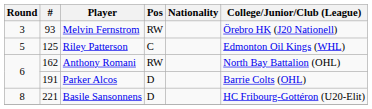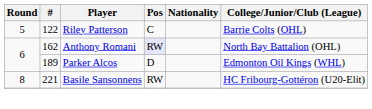- row: (101, 29)
(50, 46) 125 -> (50, 29) 122
(284, 46) Edmonton Oil Kings (WHL) -> (265, 29) Barrie Colts (OHL)
(155, 63) no background -> (155, 46) lavender background
(50, 79) 191 -> (50, 63) 189
(265, 79) Barrie Colts (OHL) -> (284, 63) Edmonton Oil Kings (WHL)
(150, 96) D -> (155, 79) RW
